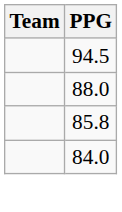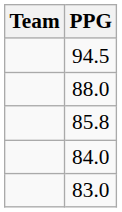+ row: (91, 190)
